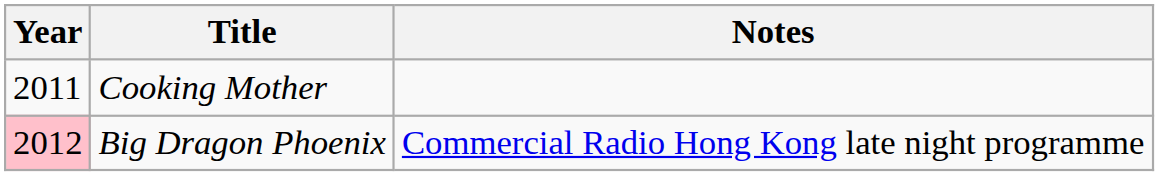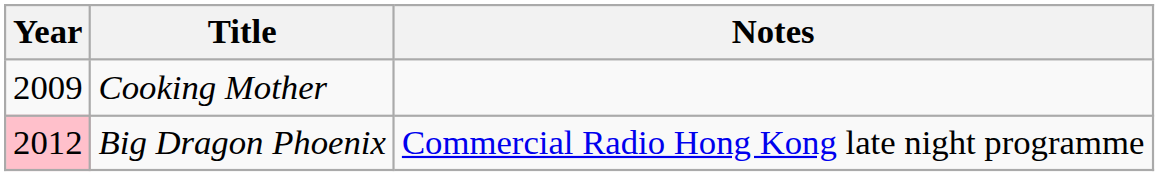(47, 87) 2011 -> (48, 87) 2009
